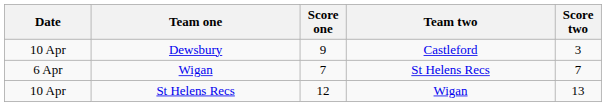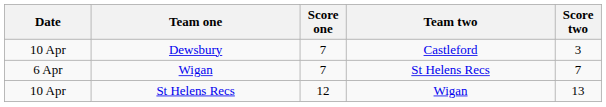(323, 49) 9 -> (323, 49) 7
